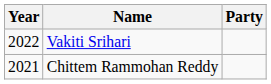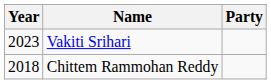(24, 41) 2022 -> (24, 41) 2023
(24, 66) 2021 -> (24, 66) 2018
